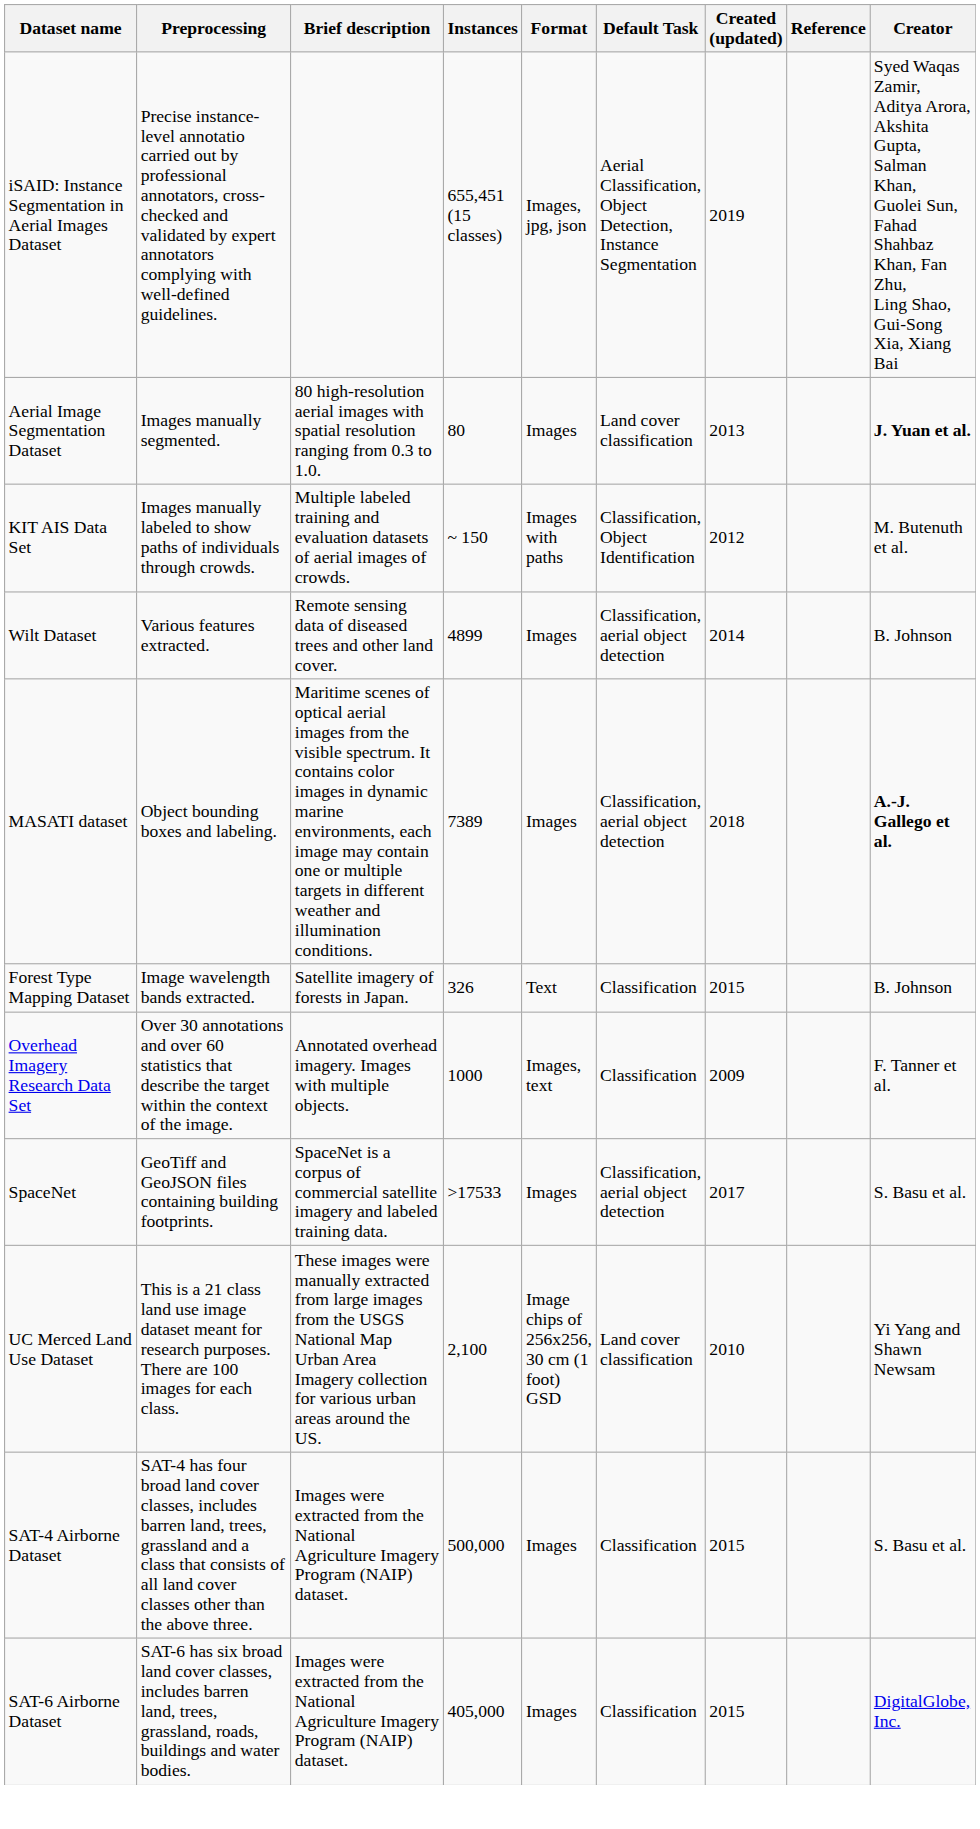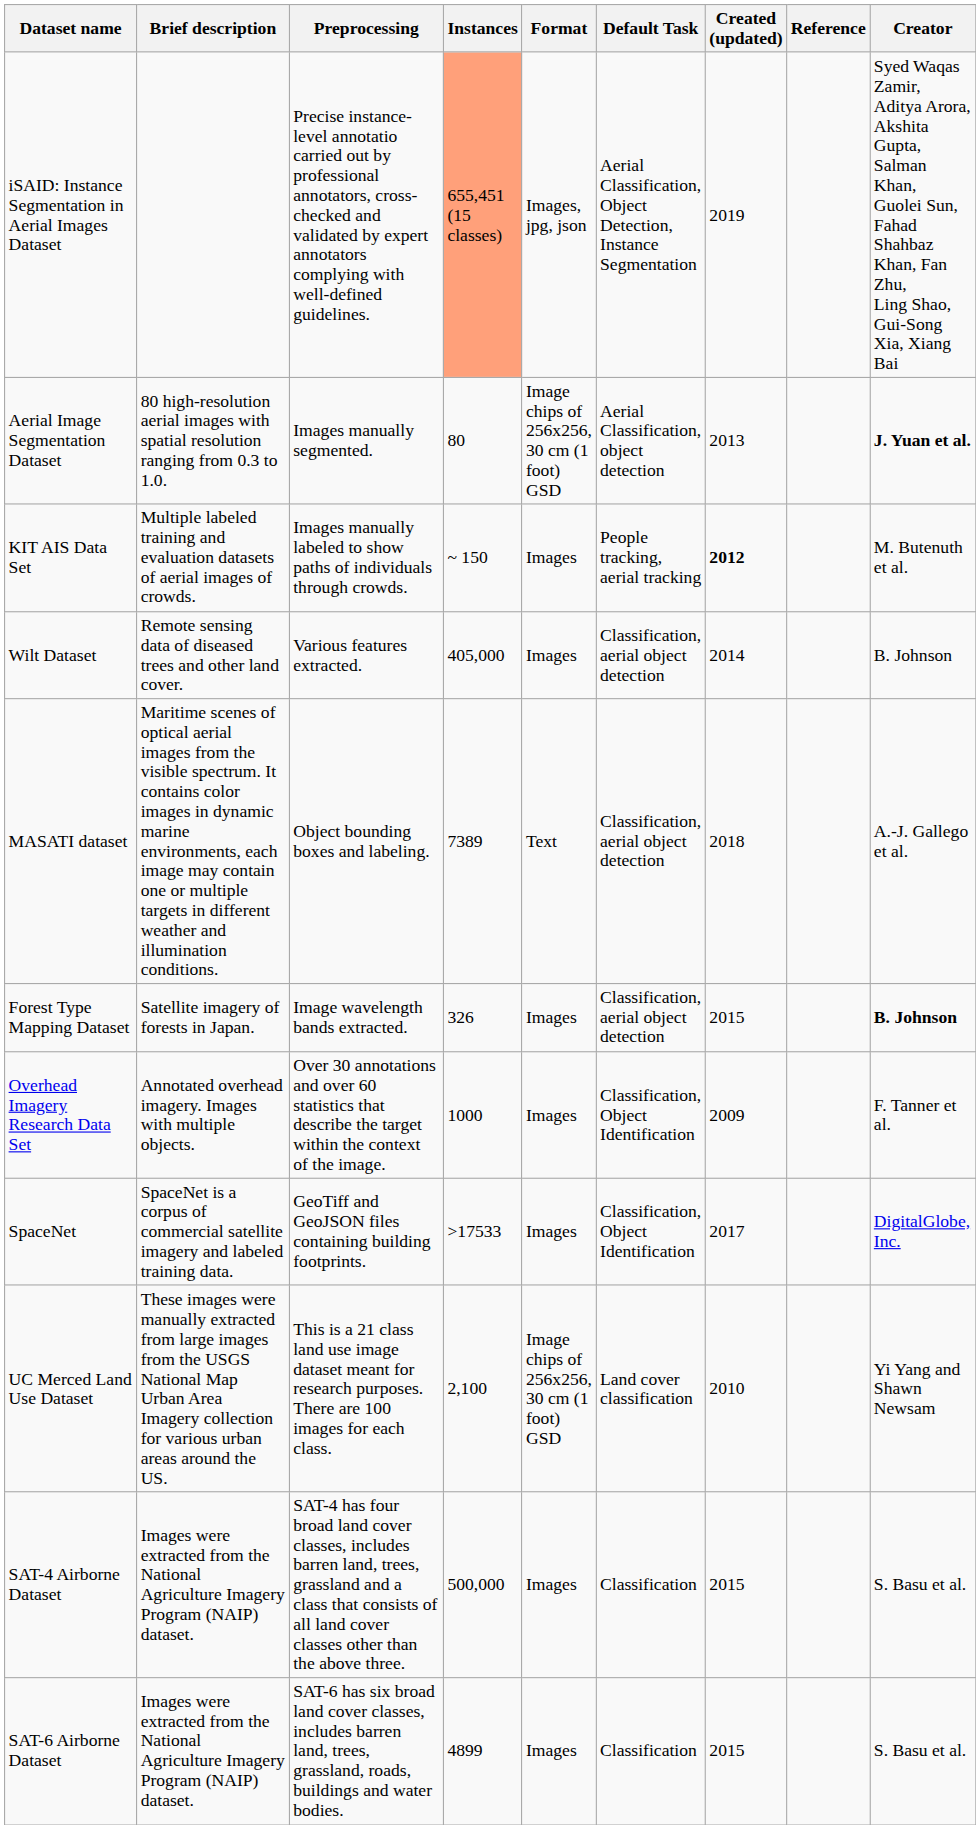columns swapped: (367, 28) <-> (214, 28)
(476, 214) no background -> (476, 214) lightsalmon background
(551, 430) Images -> (559, 440) Image chips of 256x256, 30 cm (1 foot) GSD
(646, 430) Land cover classification -> (651, 440) Aerial Classification, object detection
(551, 537) Images with paths -> (551, 557) Images
(651, 537) Classification, Object Identification -> (651, 557) People tracking, aerial tracking
(727, 537) normal -> (727, 557) bold
(465, 635) 4899 -> (476, 654) 405,000
(551, 821) Images -> (541, 841) Text
(912, 821) bold -> (921, 841) normal
(541, 987) Text -> (551, 1017) Images
(648, 987) Classification -> (651, 1017) Classification, aerial object detection
(913, 987) normal -> (915, 1017) bold
(554, 1075) Images, text -> (551, 1114) Images
(648, 1075) Classification -> (651, 1114) Classification, Object Identification
(651, 1192) Classification, aerial object detection -> (651, 1231) Classification, Object Identification
(920, 1192) S. Basu et al. -> (922, 1231) DigitalGlobe, Inc.
(476, 1711) 405,000 -> (465, 1751) 4899
(922, 1711) DigitalGlobe, Inc. -> (920, 1751) S. Basu et al.
